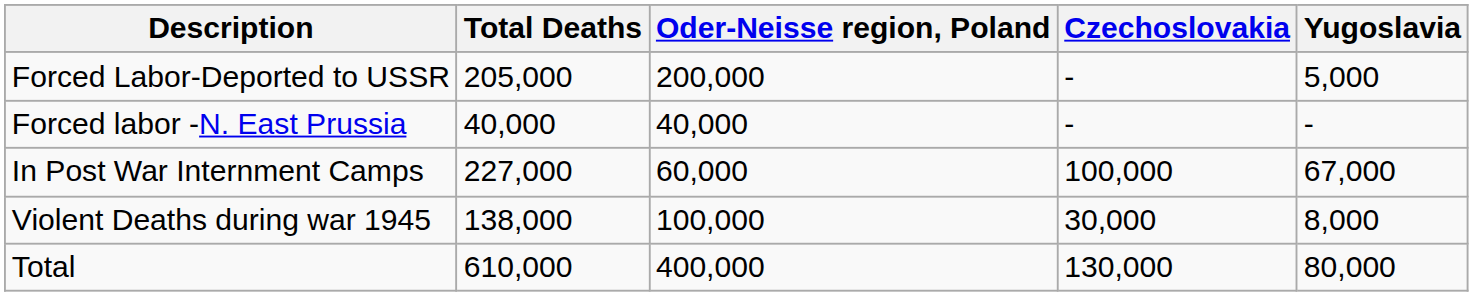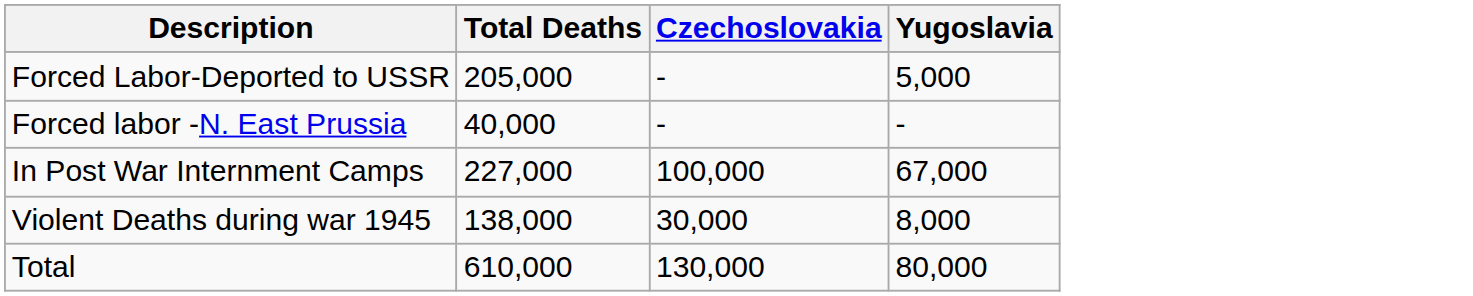- column: (853, 28)
